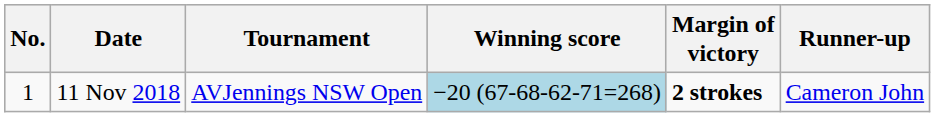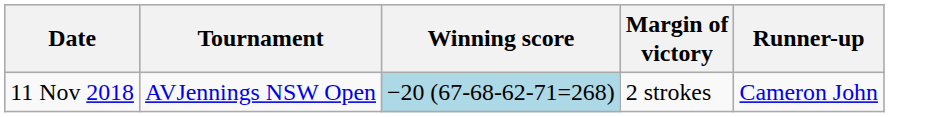- column: (28, 38)
(717, 91) bold -> (668, 91) normal
